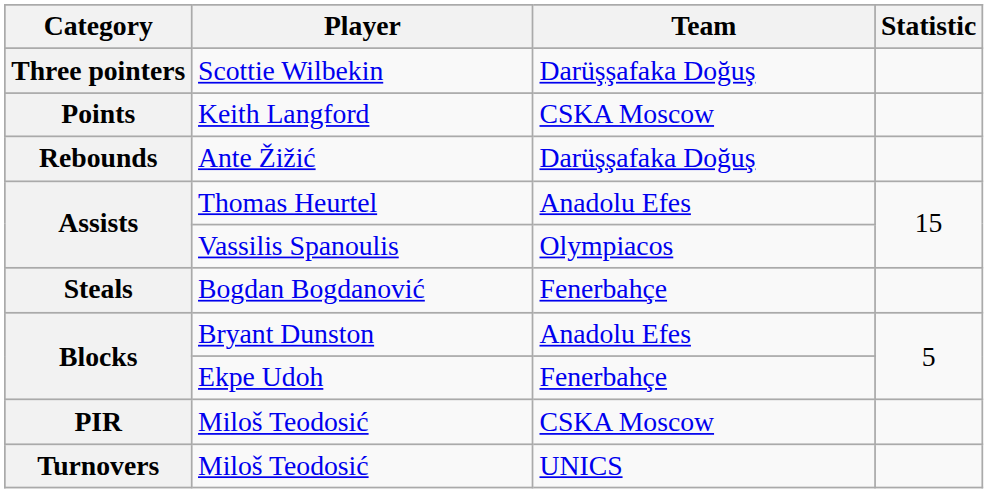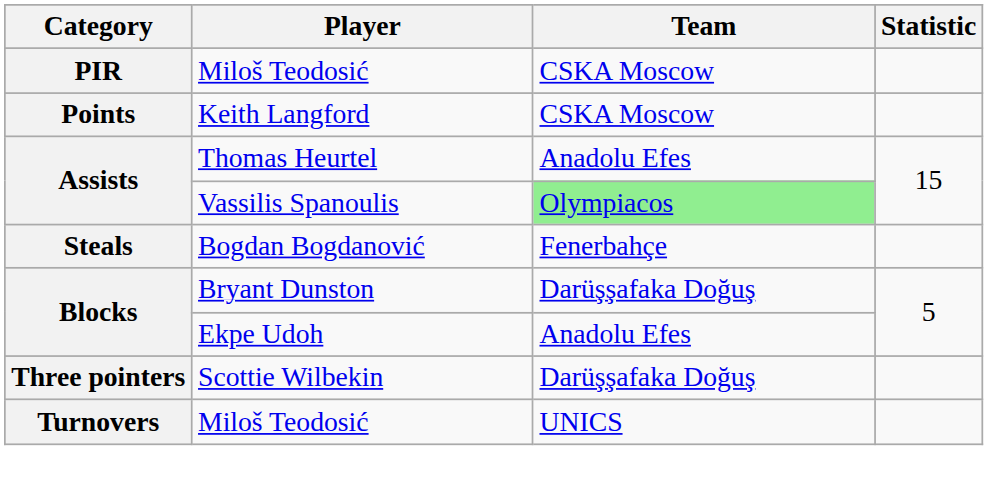rows swapped: (98, 421) <-> (98, 70)
- row: (98, 158)
(606, 245) no background -> (606, 202) lightgreen background
(615, 333) Anadolu Efes -> (647, 289) Darüşşafaka Doğuş
(603, 377) Fenerbahçe -> (615, 333) Anadolu Efes
